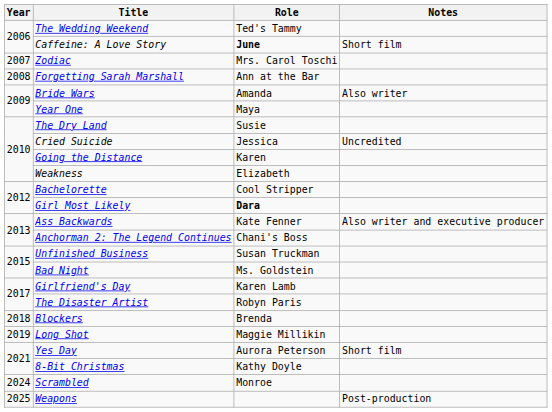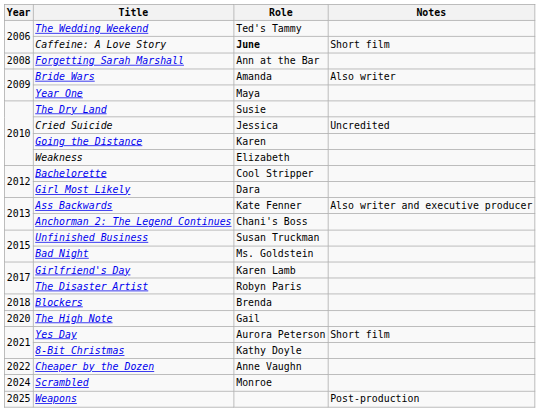- row: (53, 61)
(248, 206) bold -> (248, 190) normal
- row: (62, 334)
+ row: (74, 318)
+ row: (95, 367)
